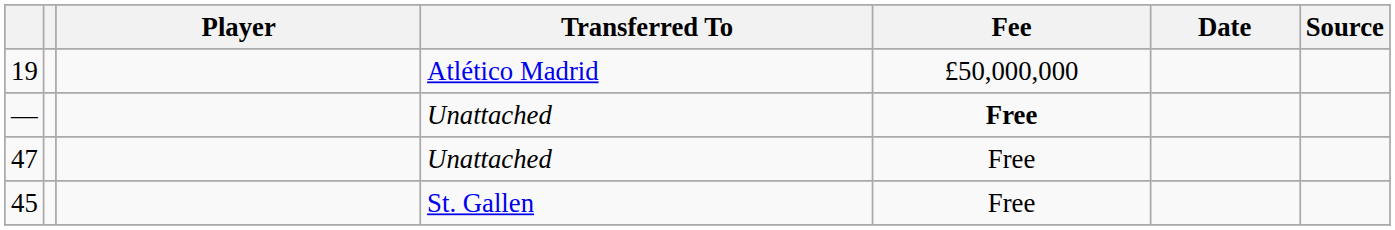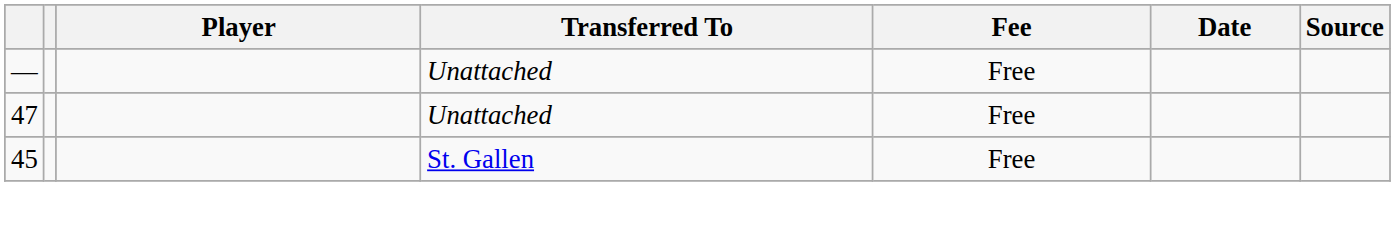- row: (24, 70)
(1012, 114) bold -> (1012, 70) normal
